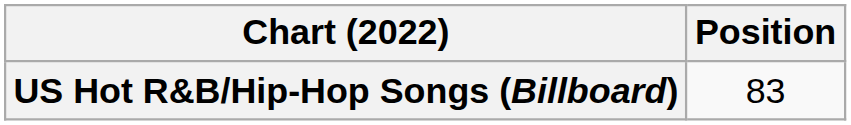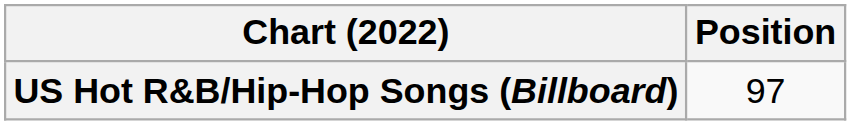(766, 89) 83 -> (766, 89) 97
